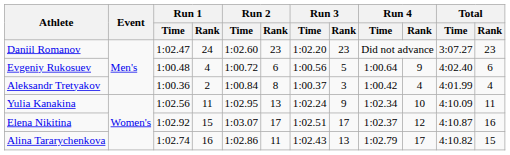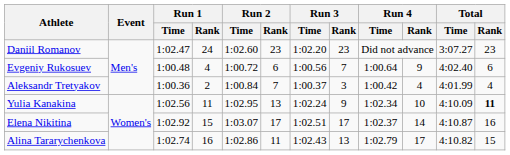(344, 67) 5 -> (344, 67) 7
(276, 86) 8 -> (276, 86) 7
(490, 104) normal -> (490, 104) bold
(420, 122) 12 -> (420, 122) 14
